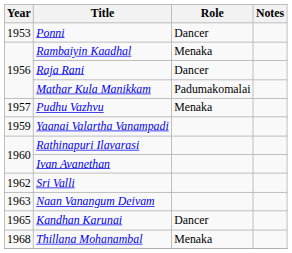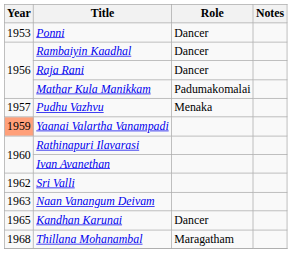(193, 51) Menaka -> (191, 51) Dancer
(19, 126) no background -> (19, 126) lightsalmon background
(193, 239) Menaka -> (204, 239) Maragatham
